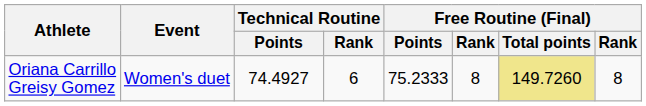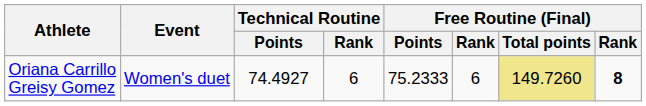(475, 79) 8 -> (475, 79) 6
(618, 79) normal -> (618, 79) bold
